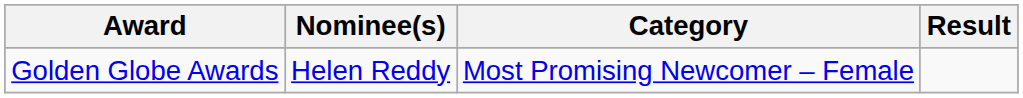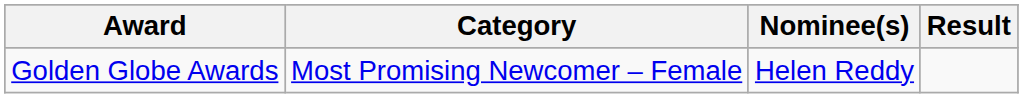columns swapped: (688, 26) <-> (371, 26)
